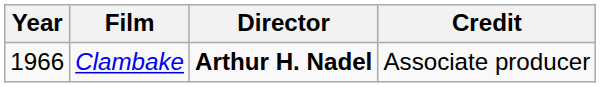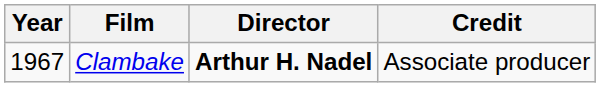(37, 61) 1966 -> (37, 61) 1967
